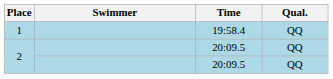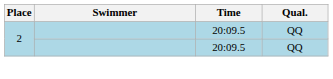- row: (19, 30)
